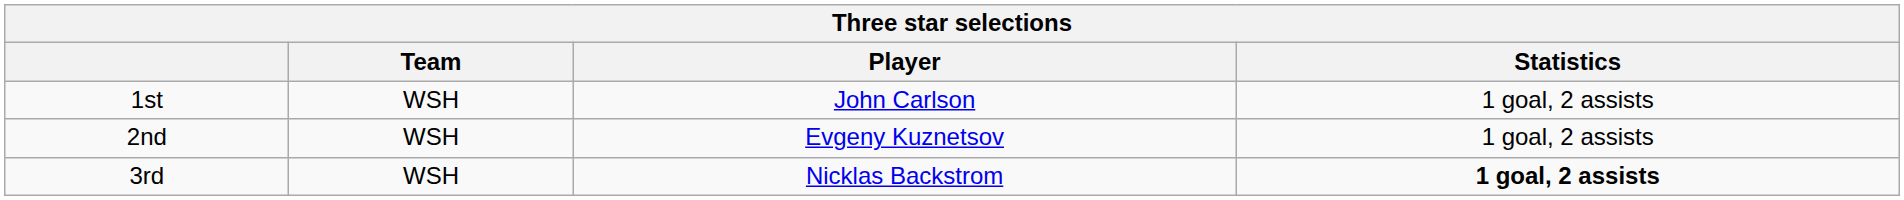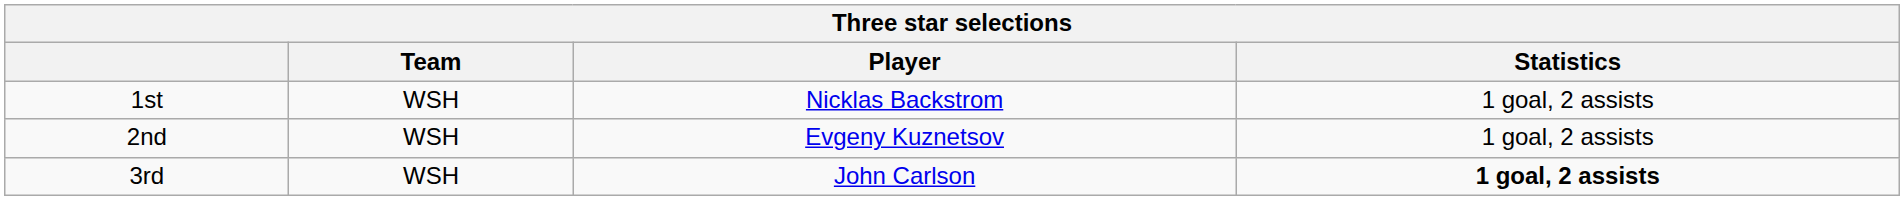(905, 99) John Carlson -> (905, 99) Nicklas Backstrom
(905, 175) Nicklas Backstrom -> (905, 175) John Carlson
